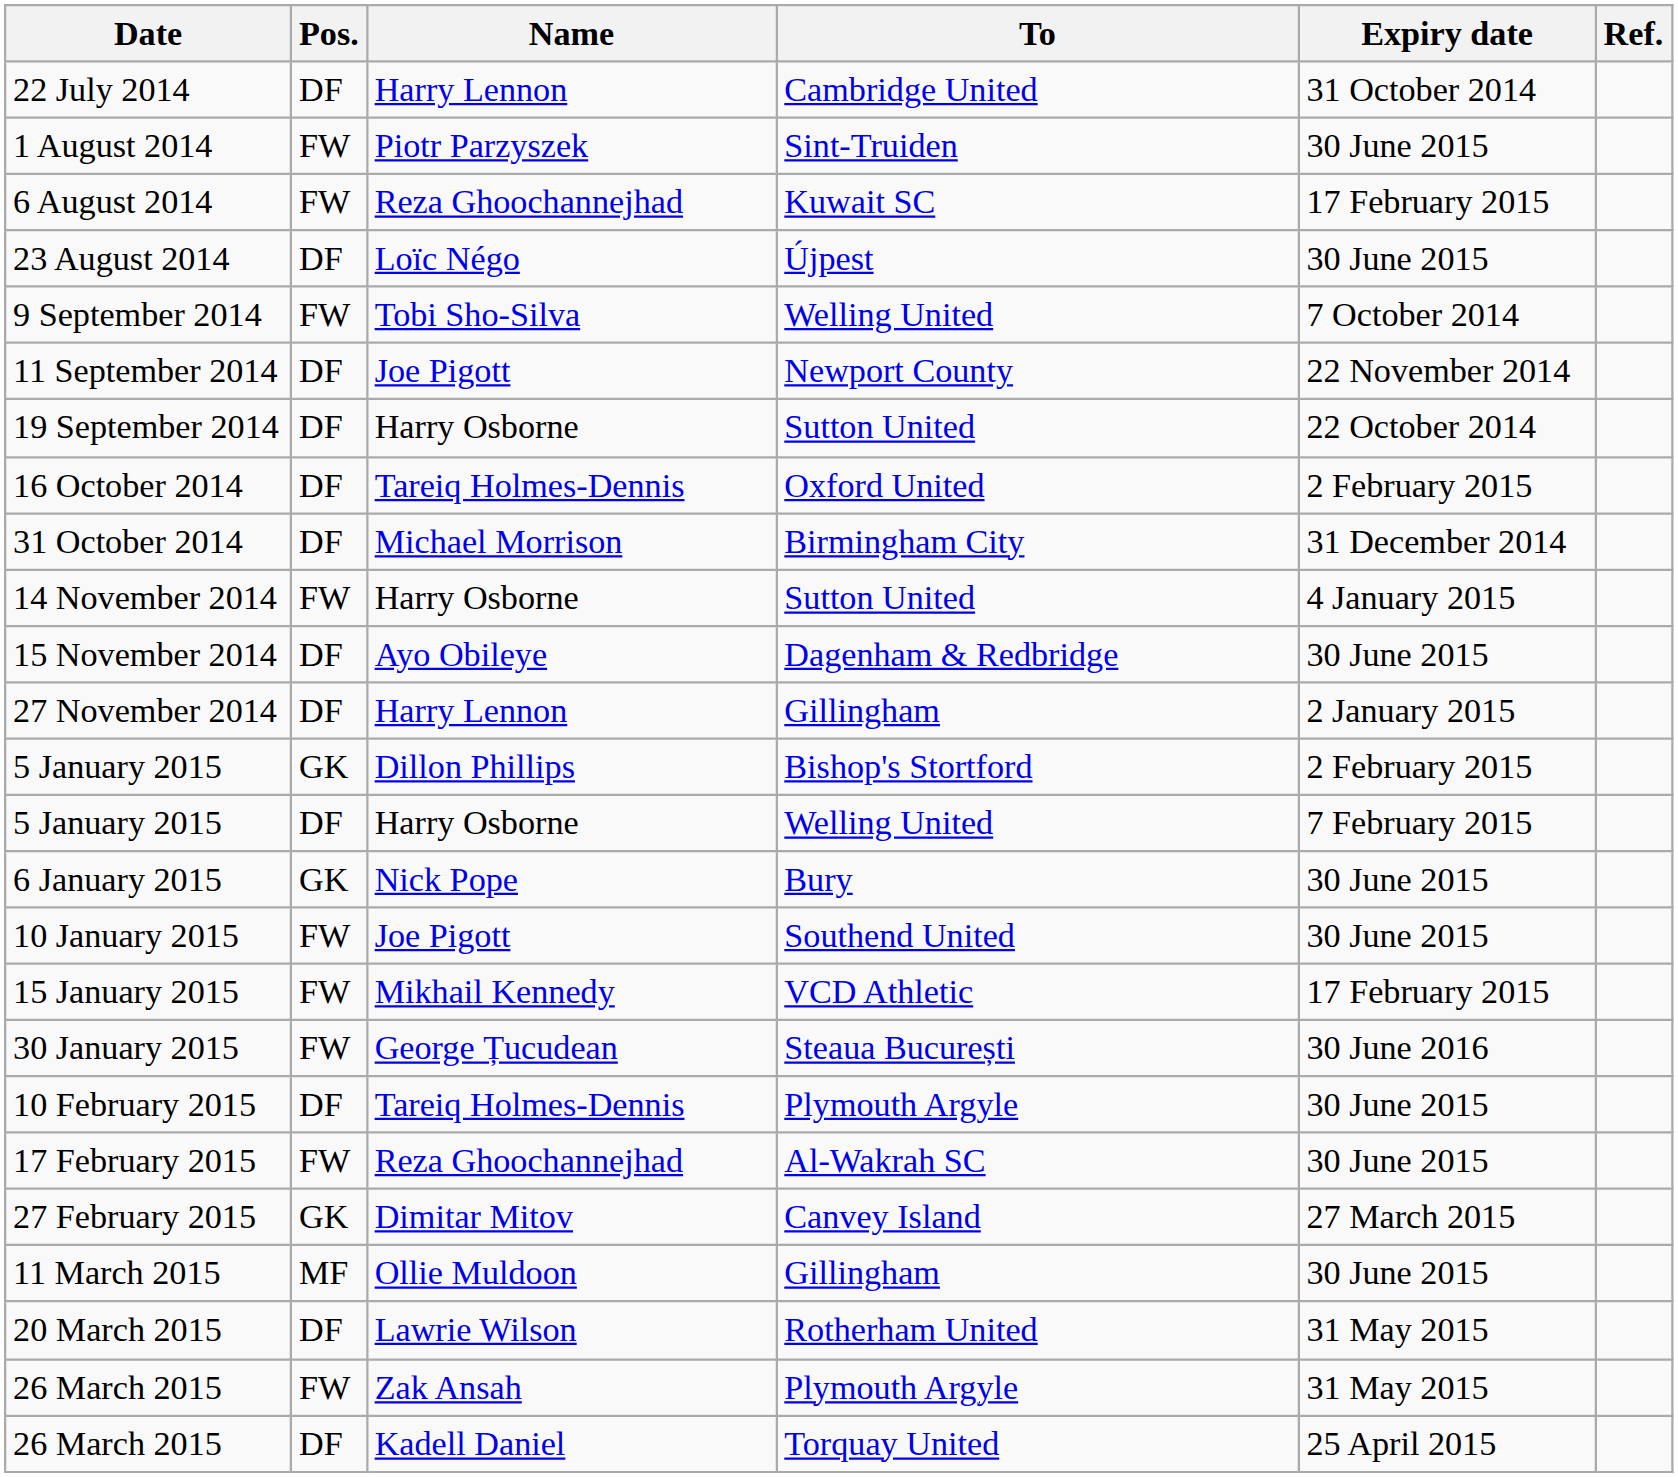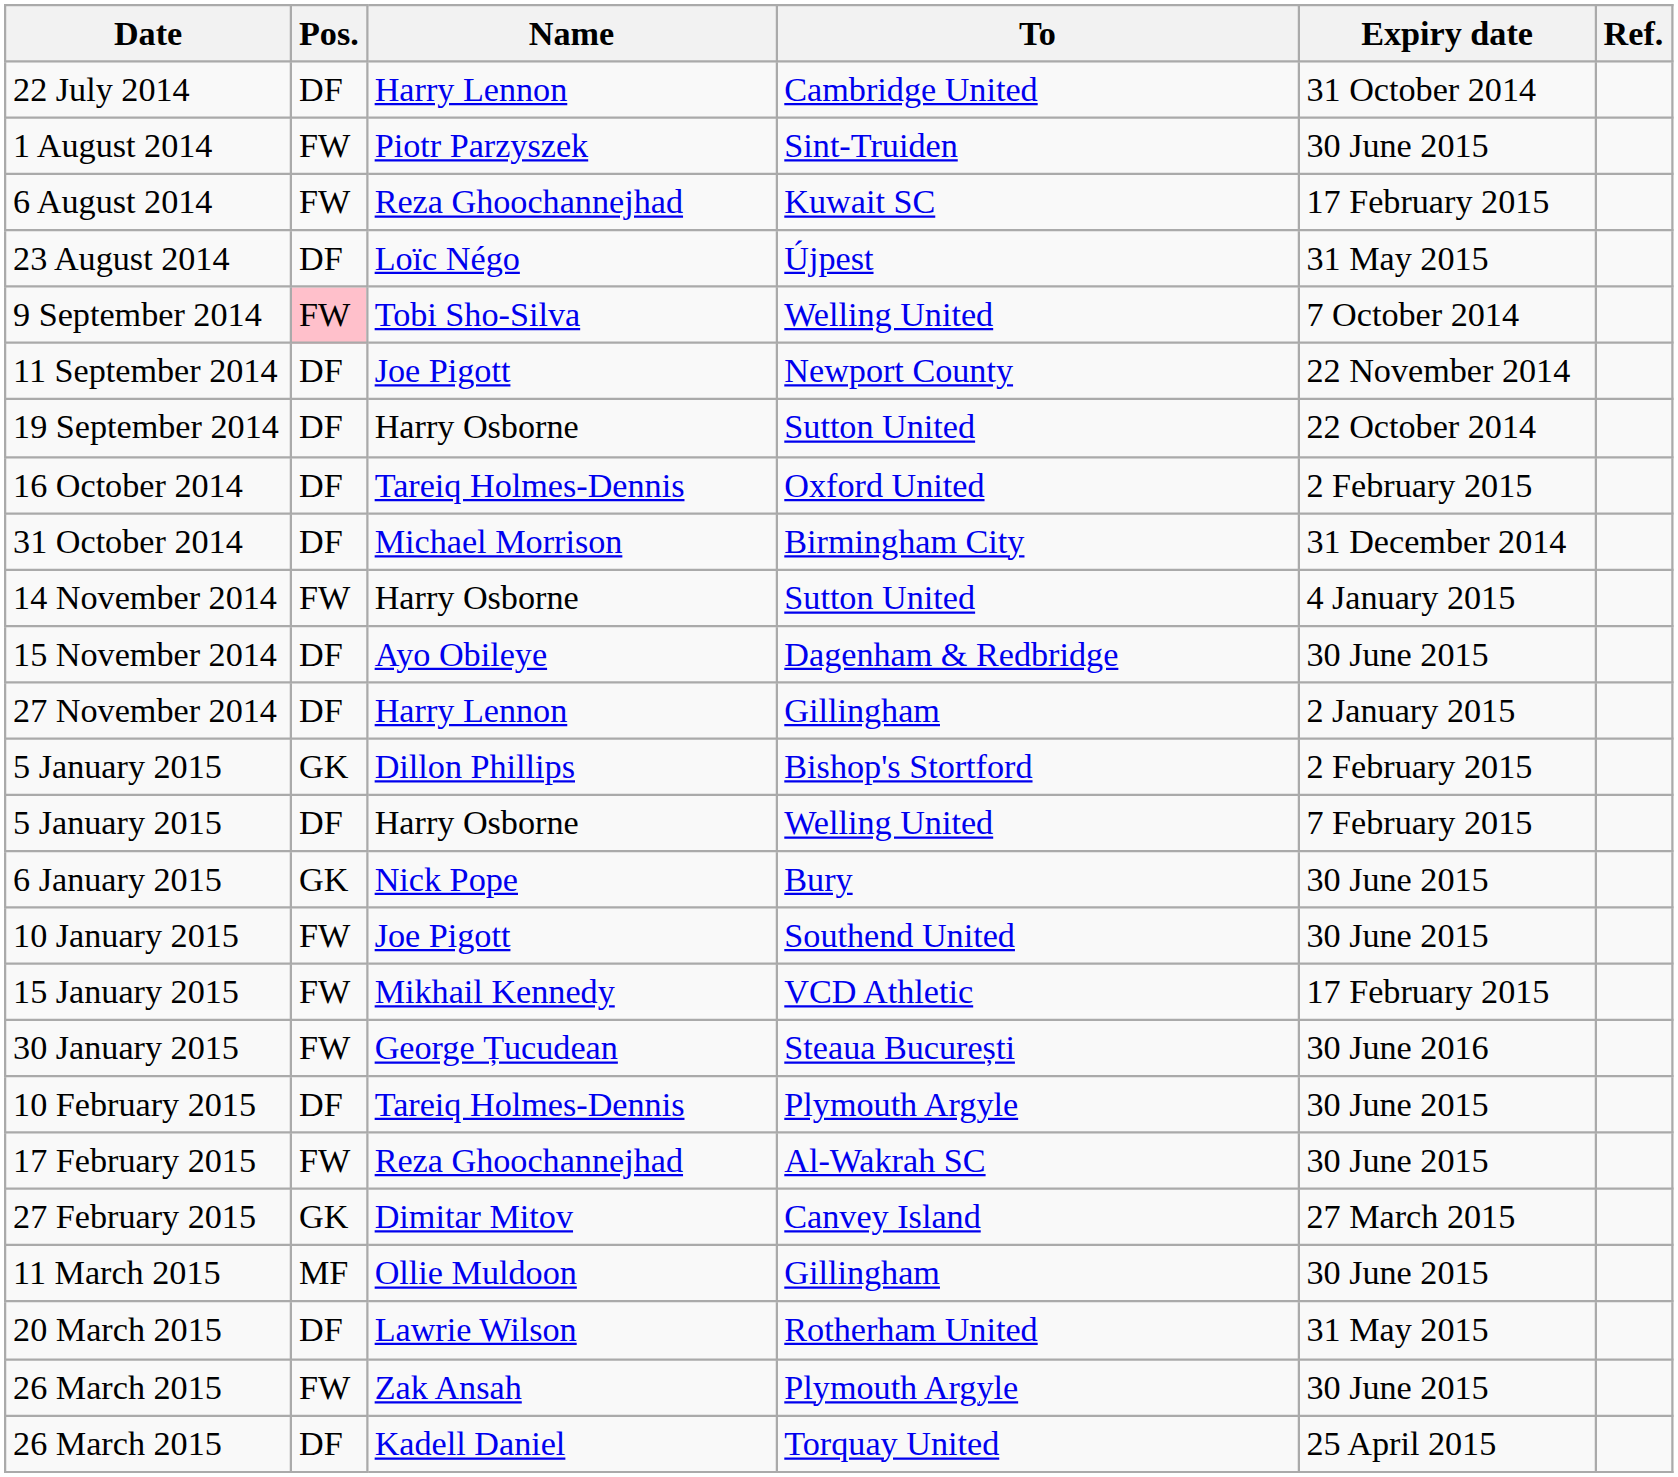(1398, 258) 30 June 2015 -> (1398, 258) 31 May 2015
(325, 314) no background -> (325, 314) pink background
(1398, 1386) 31 May 2015 -> (1398, 1386) 30 June 2015
